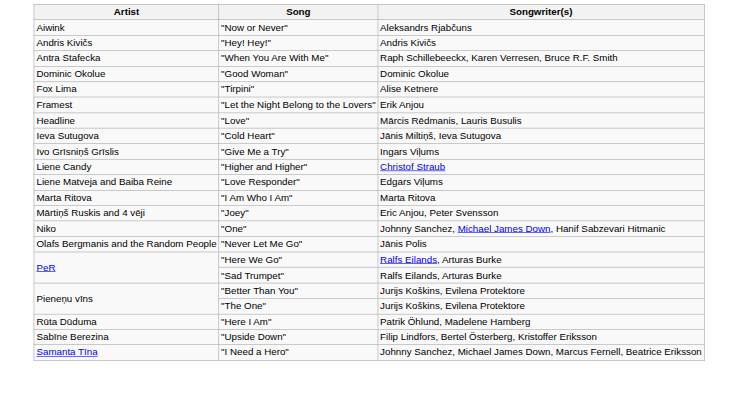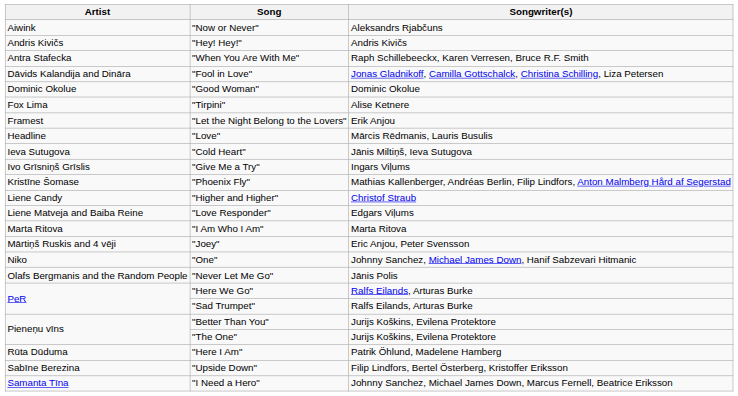+ row: (222, 74)
+ row: (221, 182)
